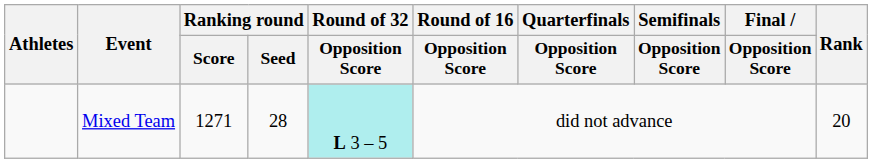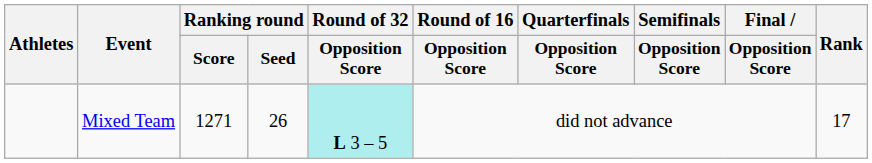(278, 121) 28 -> (278, 121) 26
(841, 121) 20 -> (841, 121) 17
